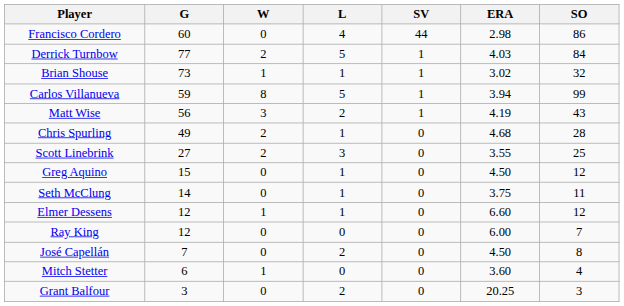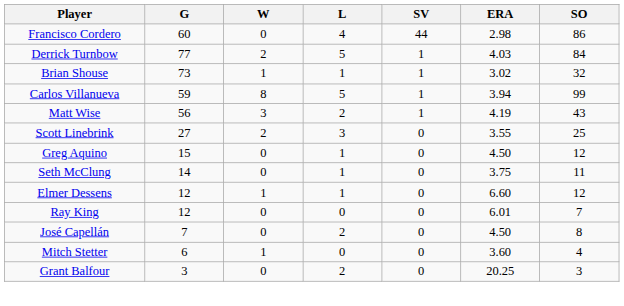- row: (75, 133)
(500, 232) 6.00 -> (500, 212) 6.01
